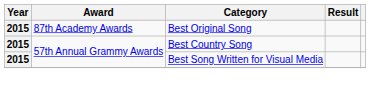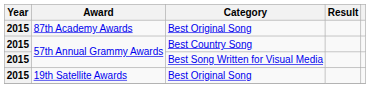+ row: (80, 76)
